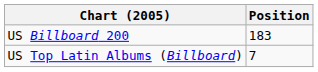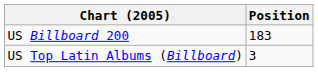(253, 56) 7 -> (253, 56) 3
